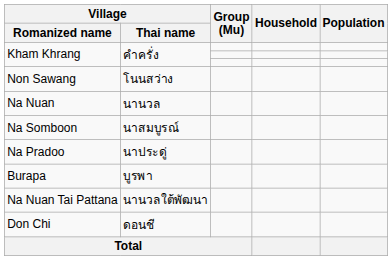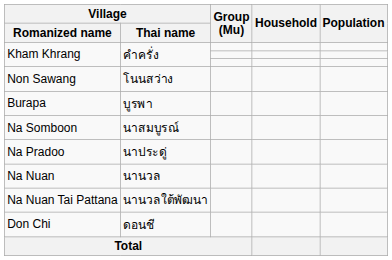rows swapped: (31, 103) <-> (26, 176)
